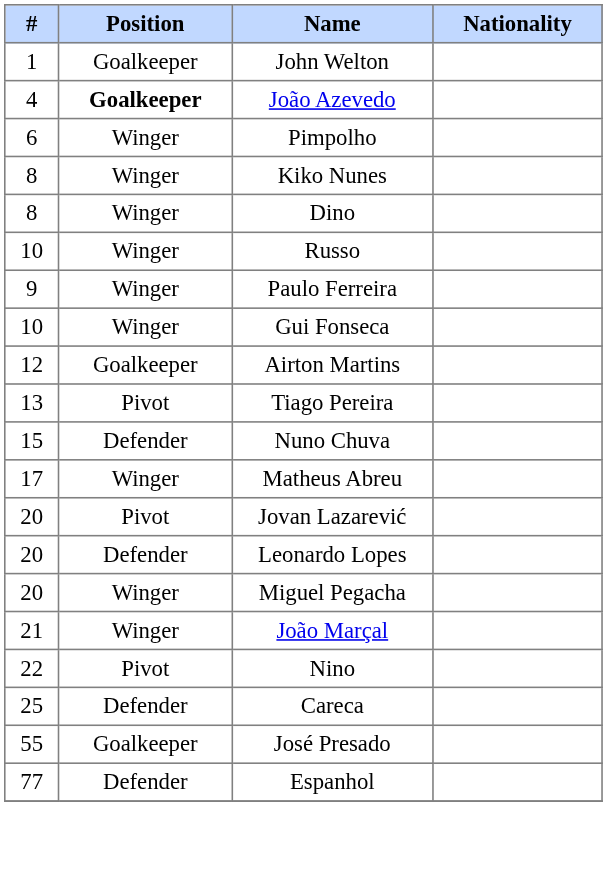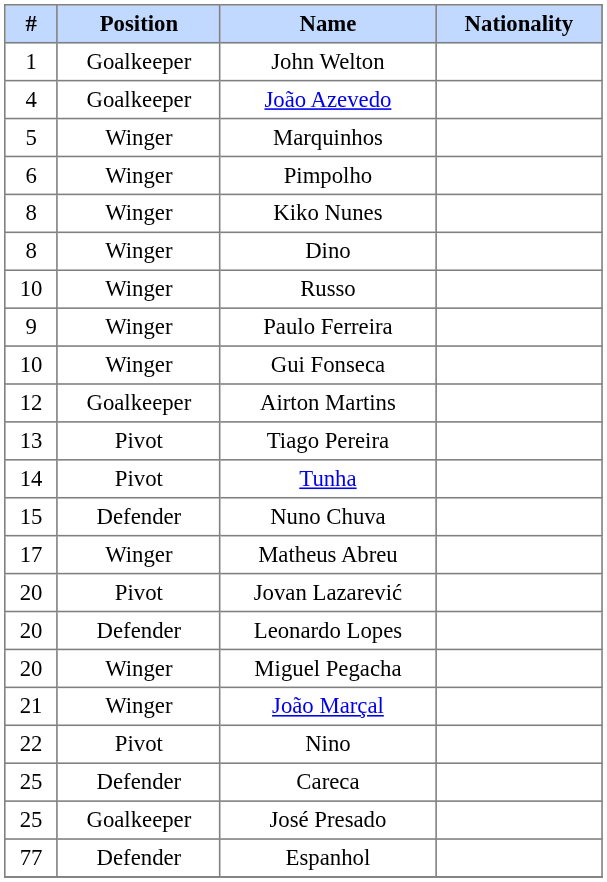(145, 99) bold -> (139, 99) normal
+ row: (328, 137)
+ row: (328, 478)
(32, 743) 55 -> (31, 819) 25
